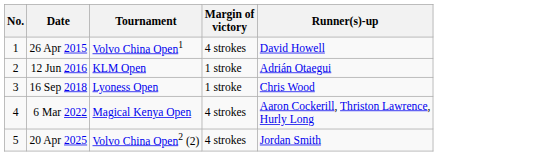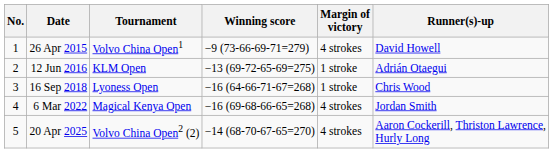+ column: (260, 21)
(345, 113) Aaron Cockerill, Thriston Lawrence, Hurly Long -> (406, 106) Jordan Smith
(290, 140) Jordan Smith -> (461, 132) Aaron Cockerill, Thriston Lawrence, Hurly Long
